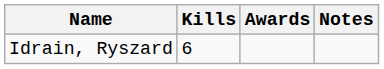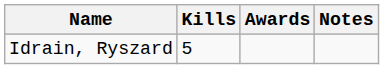(187, 49) 6 -> (187, 49) 5
